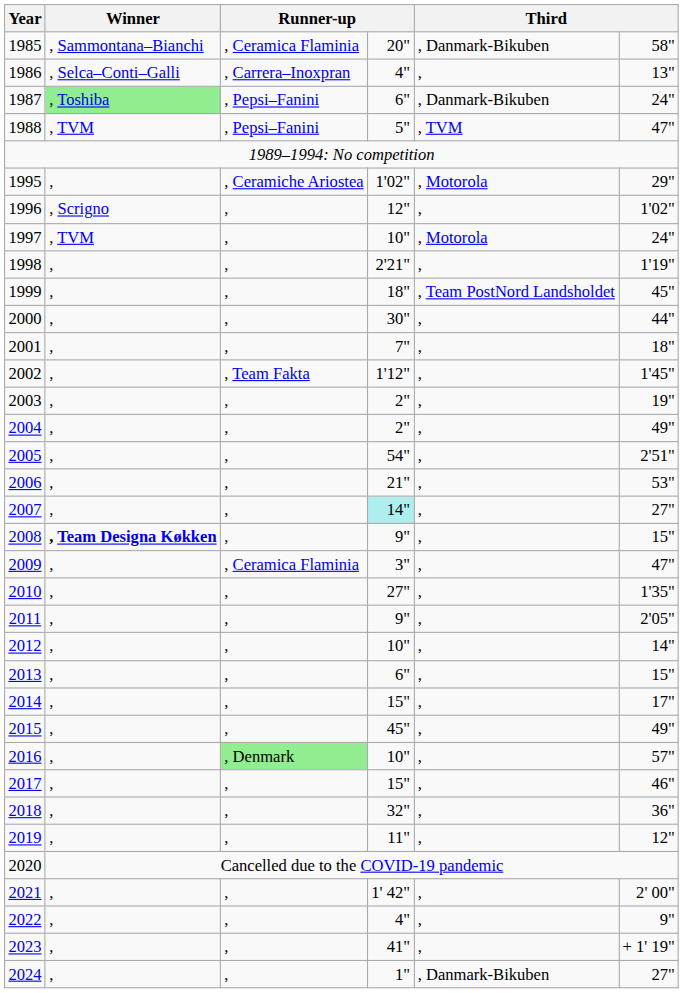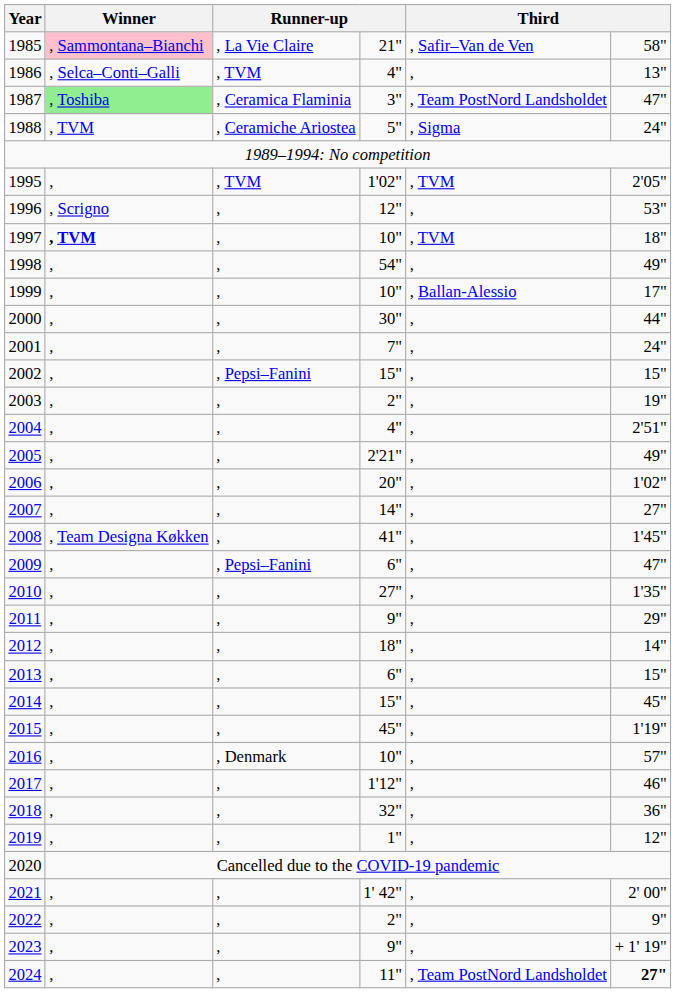(126, 45) no background -> (126, 45) pink background
(292, 45) , Ceramica Flaminia -> (265, 45) , La Vie Claire
(398, 45) 20" -> (390, 45) 21"
(483, 45) , Danmark-Bikuben -> (472, 45) , Safir–Van de Ven
(287, 72) , Carrera–Inoxpran -> (239, 72) , TVM
(272, 100) , Pepsi–Fanini -> (284, 100) , Ceramica Flaminia
(403, 100) 6" -> (395, 100) 3"
(483, 100) , Danmark-Bikuben -> (508, 100) , Team PostNord Landsholdet
(663, 100) 24" -> (655, 100) 47"
(272, 127) , Pepsi–Fanini -> (286, 127) , Ceramiche Ariostea
(440, 127) , TVM -> (435, 127) , Sigma
(663, 127) 47" -> (655, 127) 24"
(294, 182) , Ceramiche Ariostea -> (239, 182) , TVM
(453, 182) , Motorola -> (432, 182) , TVM
(663, 182) 29" -> (650, 182) 2'05"
(658, 209) 1'02" -> (655, 209) 53"
(72, 236) normal -> (73, 236) bold
(453, 236) , Motorola -> (432, 236) , TVM
(663, 236) 24" -> (655, 236) 18"
(393, 264) 2'21" -> (390, 264) 54"
(658, 264) 1'19" -> (655, 264) 49"
(398, 291) 18" -> (390, 291) 10"
(516, 291) , Team PostNord Landsholdet -> (463, 291) , Ballan-Alessio
(663, 291) 45" -> (655, 291) 17"
(663, 346) 18" -> (655, 346) 24"
(267, 373) , Team Fakta -> (264, 373) , Pepsi–Fanini
(393, 373) 1'12" -> (390, 373) 15"
(658, 373) 1'45" -> (655, 373) 15"
(403, 428) 2" -> (395, 428) 4"
(663, 428) 49" -> (650, 428) 2'51"
(398, 455) 54" -> (385, 455) 2'21"
(658, 455) 2'51" -> (655, 455) 49"
(398, 482) 21" -> (390, 482) 20"
(663, 482) 53" -> (650, 482) 1'02"
(398, 510) paleturquoise background -> (390, 510) no background
(133, 537) bold -> (129, 537) normal
(403, 537) 9" -> (390, 537) 41"
(663, 537) 15" -> (650, 537) 1'45"
(292, 564) , Ceramica Flaminia -> (264, 564) , Pepsi–Fanini
(403, 564) 3" -> (395, 564) 6"
(658, 619) 2'05" -> (655, 619) 29"
(398, 646) 10" -> (390, 646) 18"
(663, 701) 17" -> (655, 701) 45"
(663, 728) 49" -> (650, 728) 1'19"
(259, 755) lightgreen background -> (251, 755) no background
(398, 783) 15" -> (385, 783) 1'12"
(399, 837) 11" -> (395, 837) 1"
(403, 919) 4" -> (395, 919) 2"
(398, 947) 41" -> (395, 947) 9"
(403, 974) 1" -> (391, 974) 11"
(483, 974) , Danmark-Bikuben -> (508, 974) , Team PostNord Landsholdet
(663, 974) normal -> (654, 974) bold
